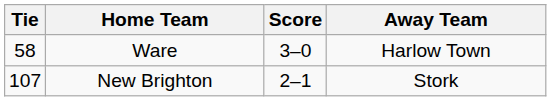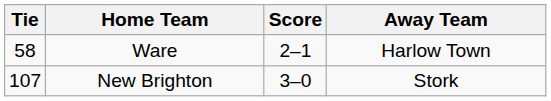(295, 50) 3–0 -> (295, 50) 2–1
(295, 80) 2–1 -> (295, 80) 3–0
